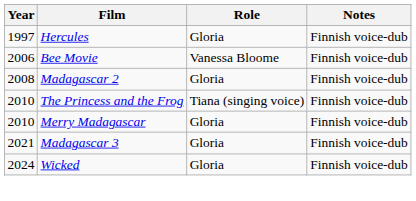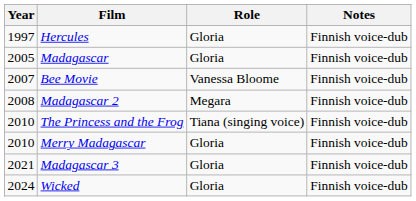+ row: (75, 57)
(21, 57) 2006 -> (21, 79) 2007
(207, 79) Gloria -> (210, 100) Megara
